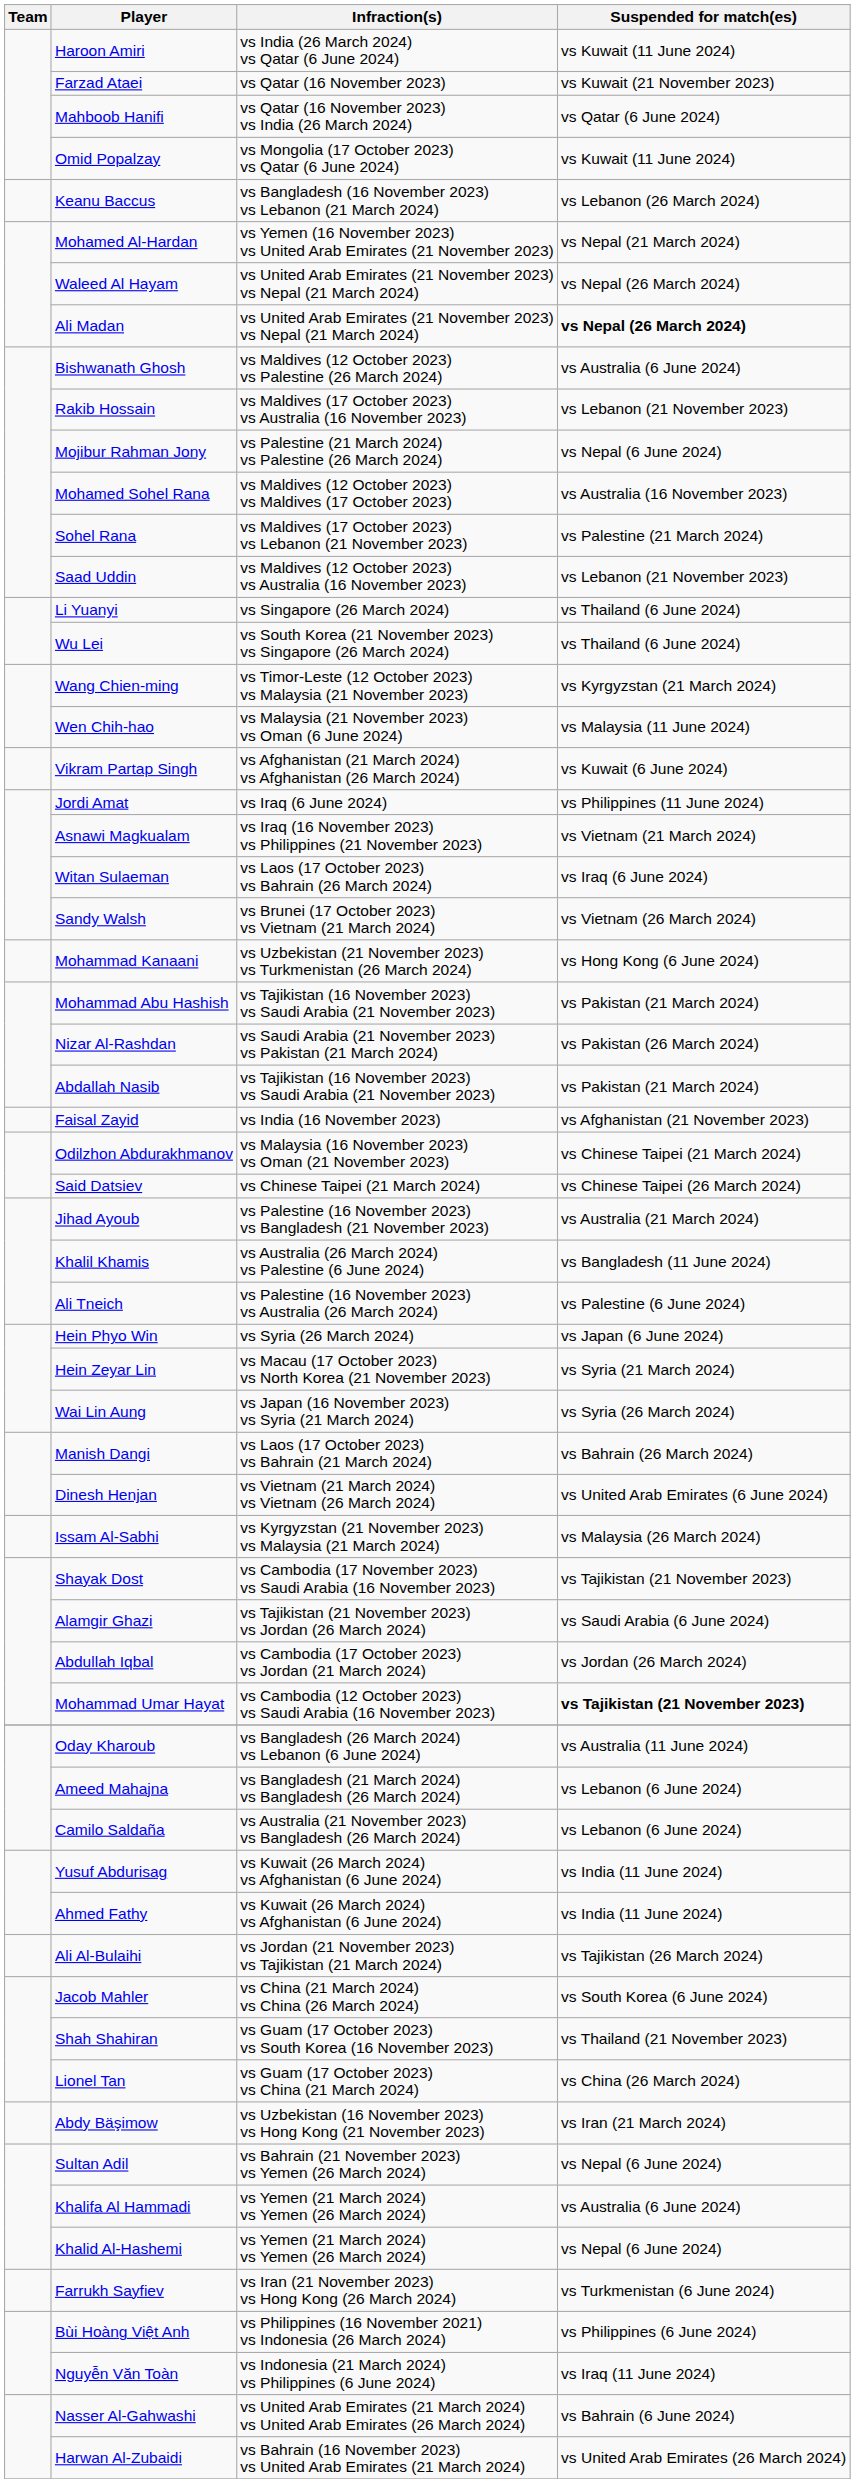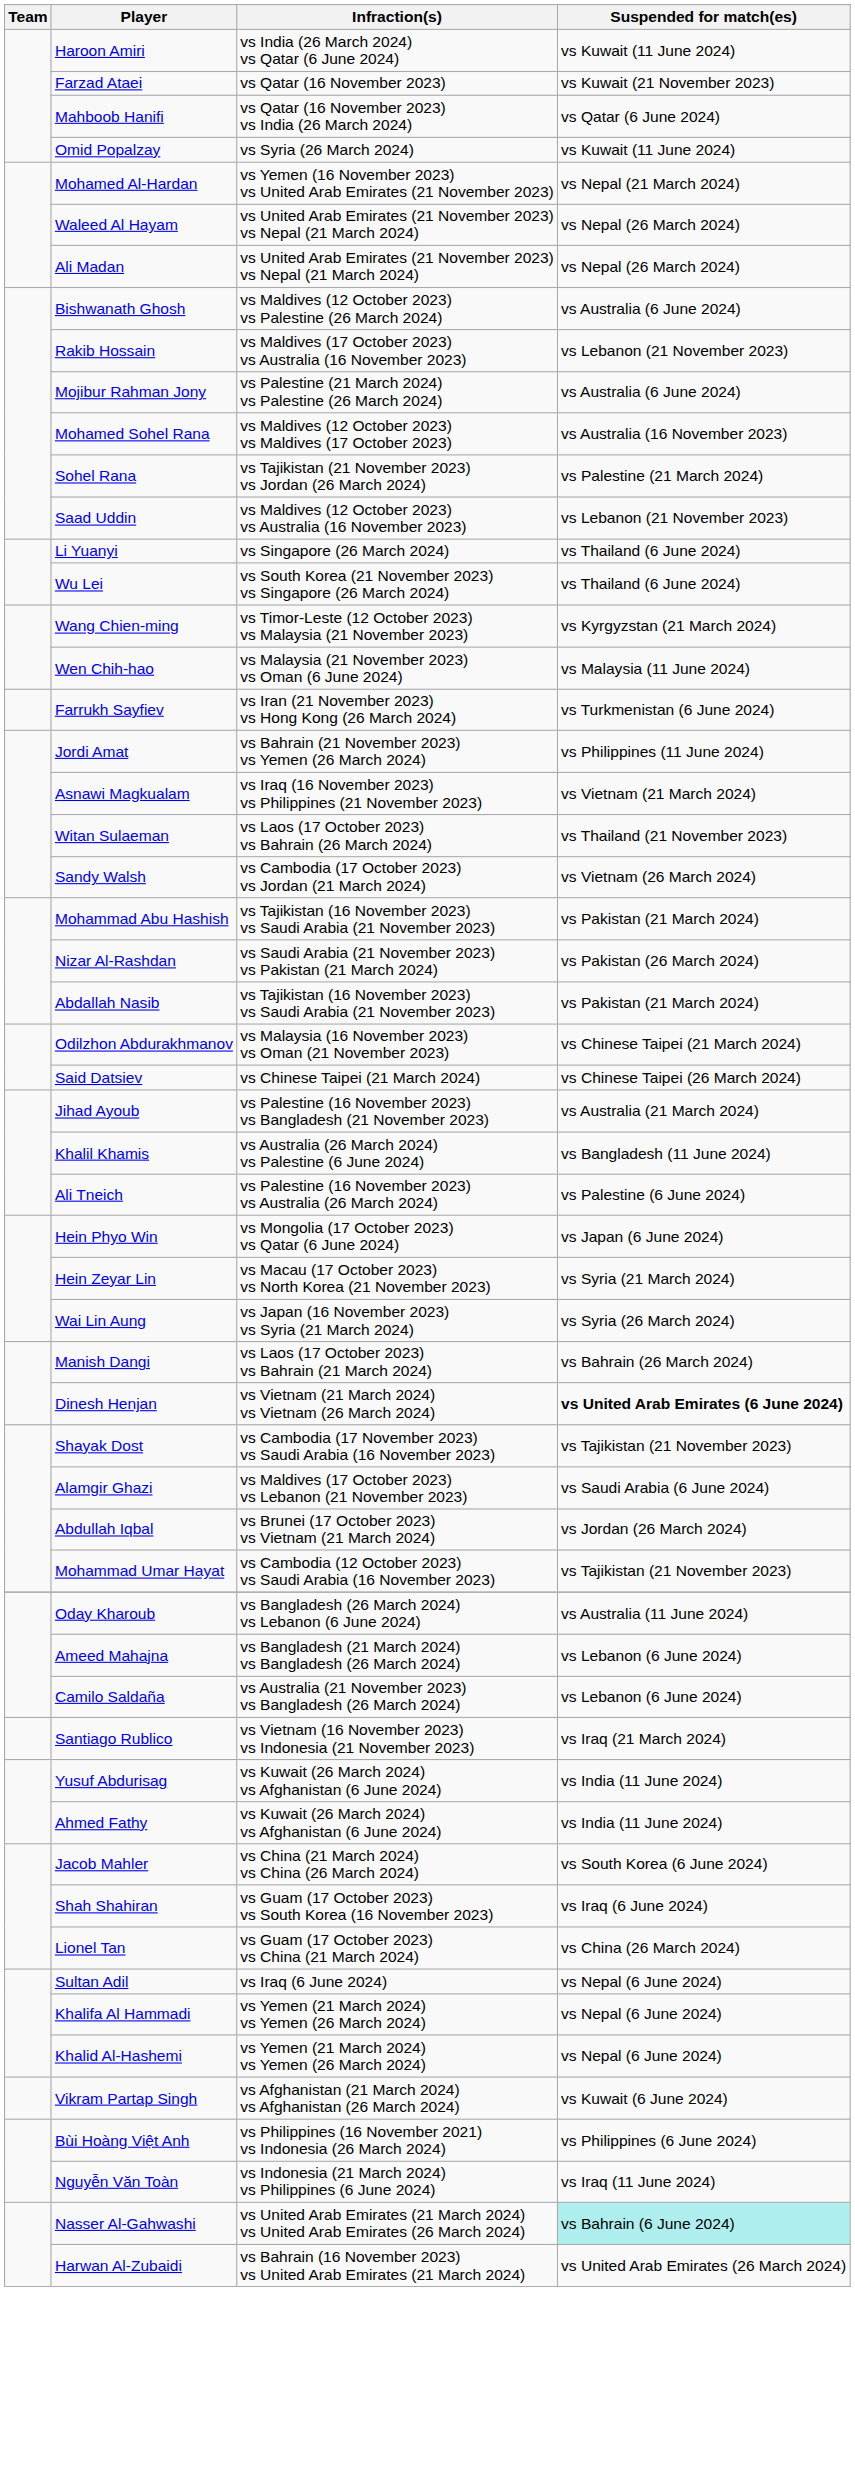(347, 159) vs Mongolia (17 October 2023) vs Qatar (6 June 2024) -> (327, 150) vs Syria (26 March 2024)
- row: (105, 201)
(654, 326) bold -> (650, 267) normal
(641, 452) vs Nepal (6 June 2024) -> (651, 393) vs Australia (6 June 2024)
(354, 535) vs Maldives (17 October 2023) vs Lebanon (21 November 2023) -> (355, 476) vs Tajikistan (21 November 2023) vs Jordan (26 March 2024)
rows swapped: (126, 769) <-> (109, 2290)
(314, 802) vs Iraq (6 June 2024) -> (350, 752) vs Bahrain (21 November 2023) vs Yemen (26 March 2024)
(635, 877) vs Iraq (6 June 2024) -> (674, 836) vs Thailand (21 November 2023)
(338, 919) vs Brunei (17 October 2023) vs Vietnam (21 March 2024) -> (351, 877) vs Cambodia (17 October 2023) vs Jordan (21 March 2024)
- row: (127, 961)
- row: (97, 1120)
(327, 1336) vs Syria (26 March 2024) -> (347, 1237) vs Mongolia (17 October 2023) vs Qatar (6 June 2024)
(695, 1495) normal -> (702, 1404) bold
- row: (107, 1537)
(355, 1621) vs Tajikistan (21 November 2023) vs Jordan (26 March 2024) -> (354, 1488) vs Maldives (17 October 2023) vs Lebanon (21 November 2023)
(351, 1663) vs Cambodia (17 October 2023) vs Jordan (21 March 2024) -> (338, 1530) vs Brunei (17 October 2023) vs Vietnam (21 March 2024)
(683, 1704) bold -> (676, 1572) normal
+ row: (114, 1739)
- row: (98, 1956)
(674, 2039) vs Thailand (21 November 2023) -> (635, 1906) vs Iraq (6 June 2024)
- row: (106, 2123)
(350, 2165) vs Bahrain (21 November 2023) vs Yemen (26 March 2024) -> (314, 1981) vs Iraq (6 June 2024)
(651, 2207) vs Australia (6 June 2024) -> (641, 2015) vs Nepal (6 June 2024)
(648, 2416) no background -> (648, 2224) paleturquoise background
